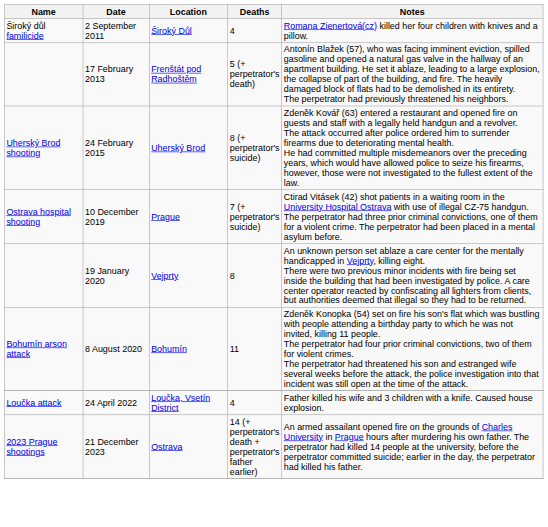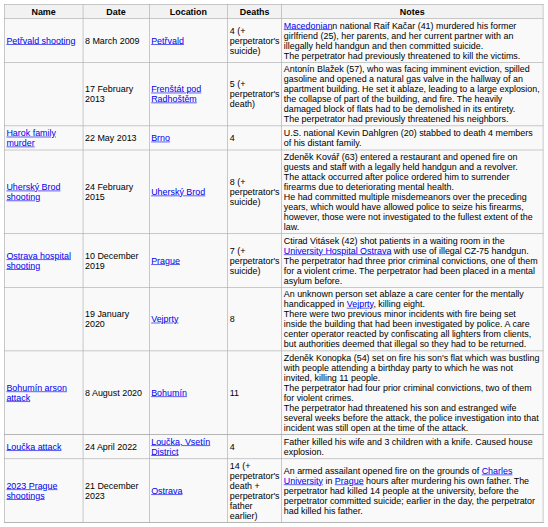+ row: (112, 41)
- row: (111, 31)
+ row: (111, 138)
